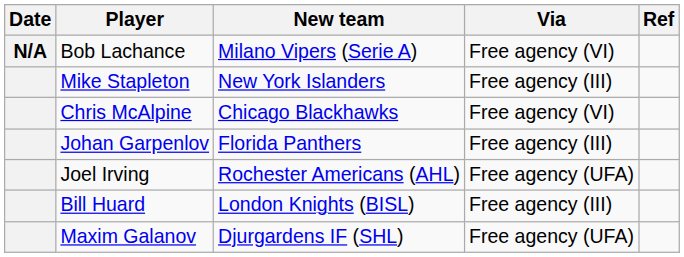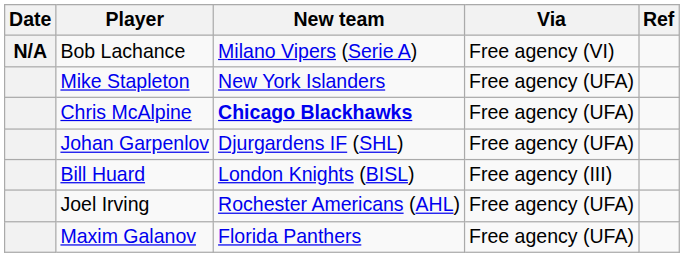(541, 81) Free agency (III) -> (551, 81) Free agency (UFA)
(308, 112) normal -> (315, 112) bold
(542, 112) Free agency (VI) -> (551, 112) Free agency (UFA)
(290, 143) Florida Panthers -> (311, 143) Djurgardens IF (SHL)
(541, 143) Free agency (III) -> (551, 143) Free agency (UFA)
rows swapped: (103, 205) <-> (105, 174)
(311, 236) Djurgardens IF (SHL) -> (290, 236) Florida Panthers
